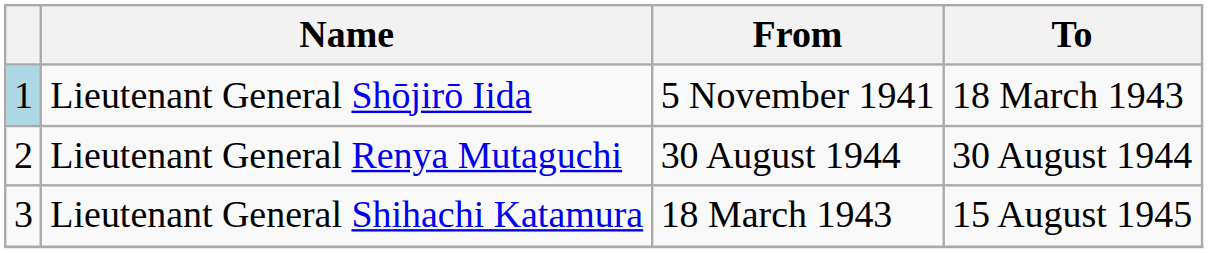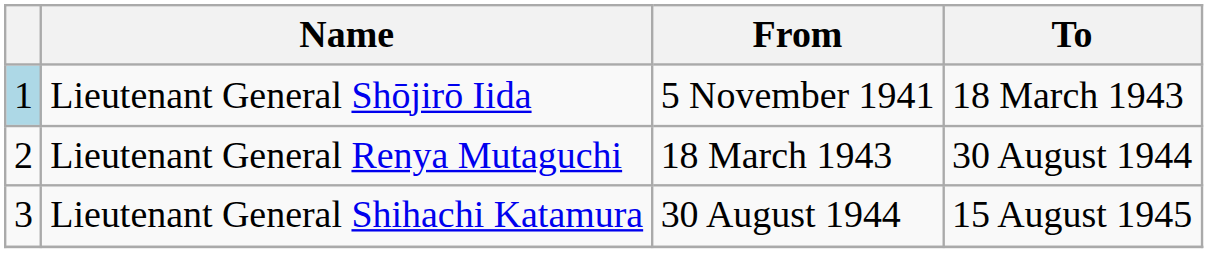(781, 154) 30 August 1944 -> (776, 154) 18 March 1943
(776, 214) 18 March 1943 -> (781, 214) 30 August 1944
